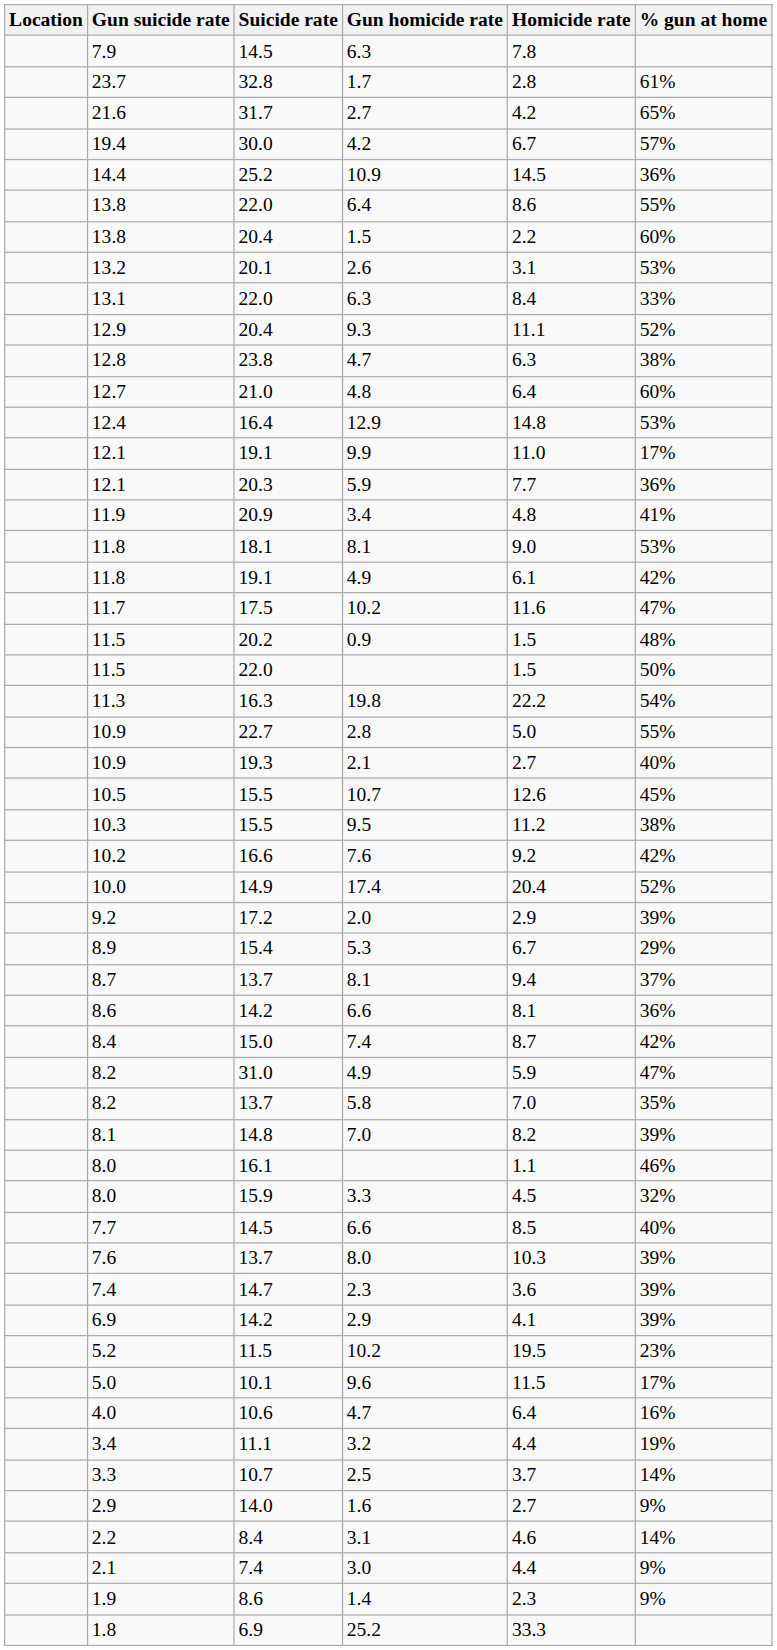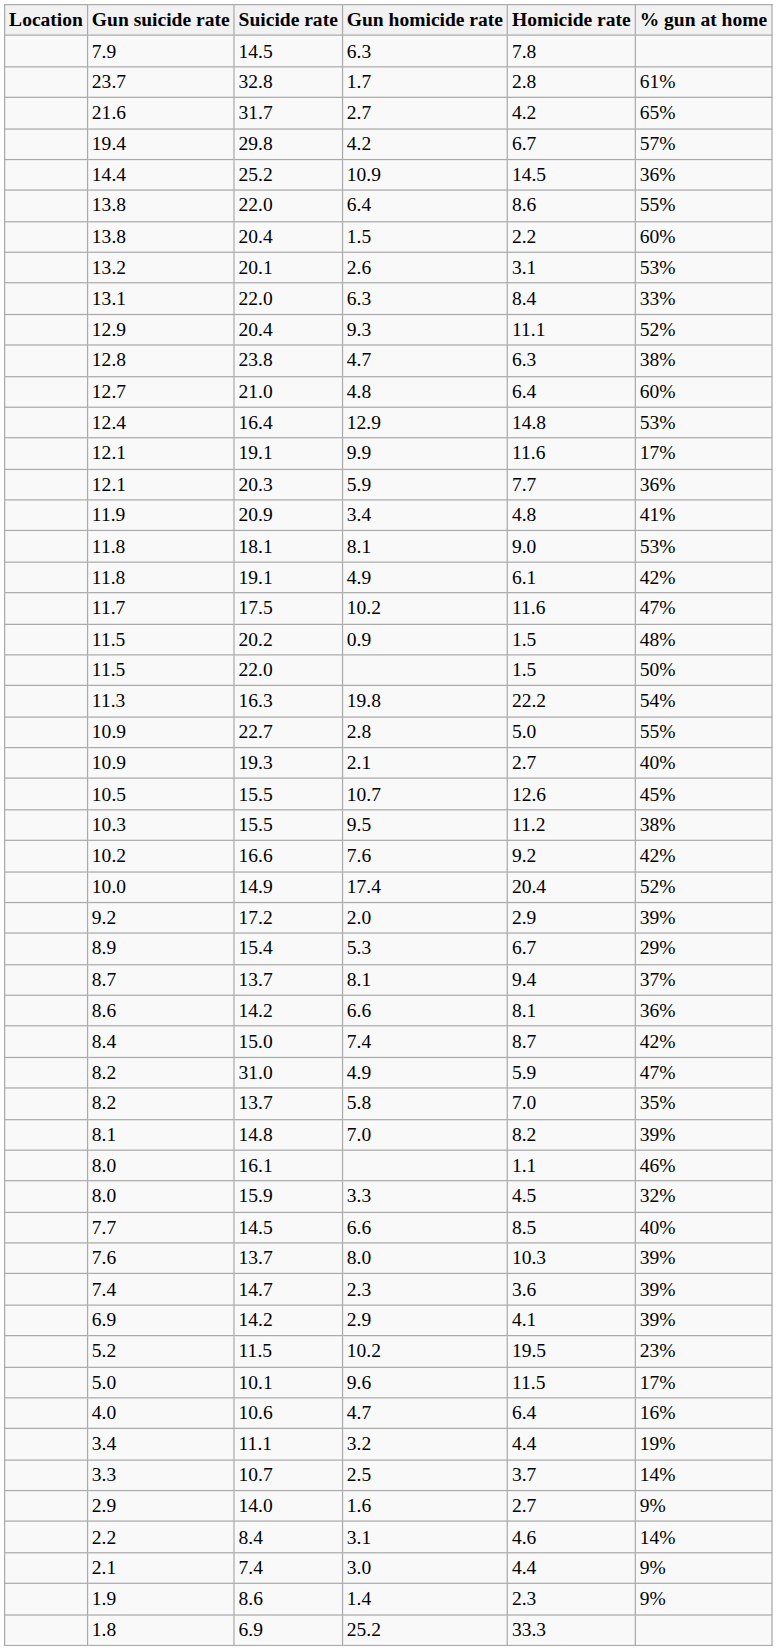(256, 143) 30.0 -> (256, 143) 29.8
(529, 453) 11.0 -> (529, 453) 11.6
